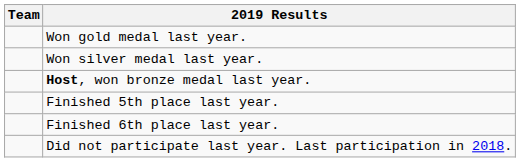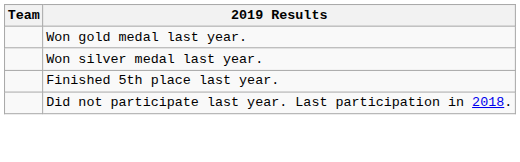- row: (179, 81)
- row: (163, 125)
